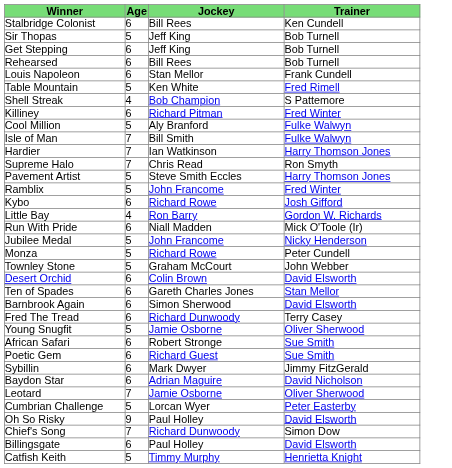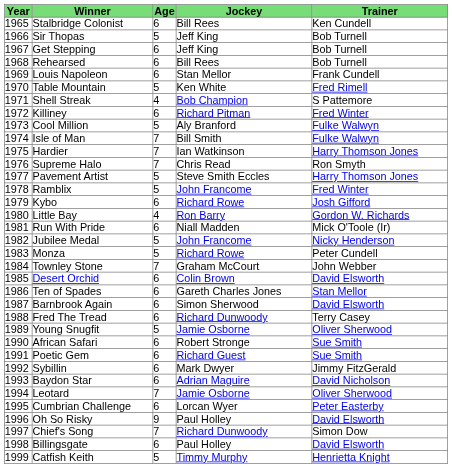+ column: (18, 11)
(129, 266) 5 -> (156, 266) 7
(129, 406) 5 -> (156, 406) 6
